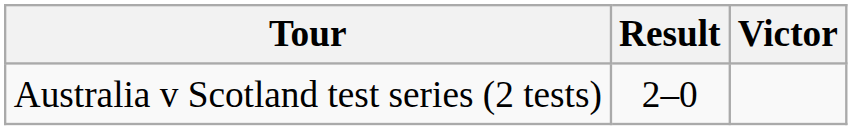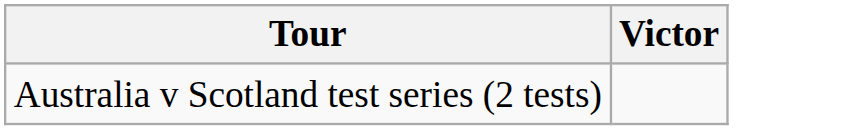- column: (670, 34)
